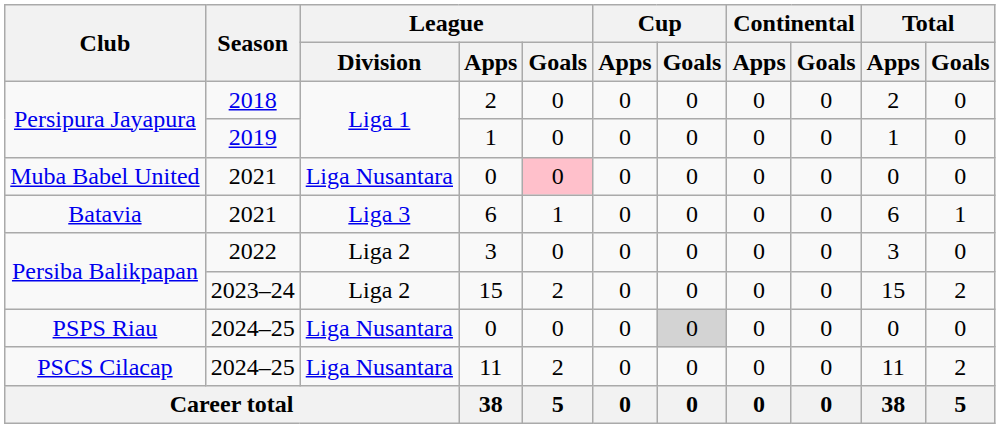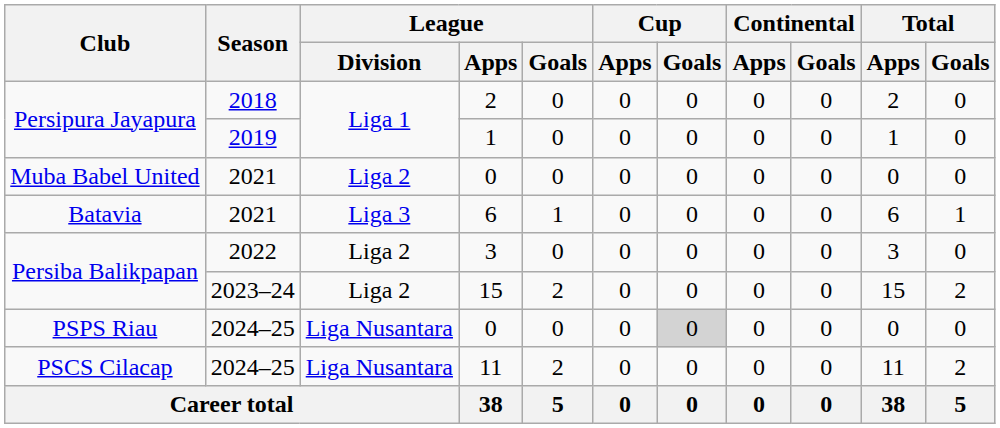(379, 175) Liga Nusantara -> (379, 175) Liga 2
(558, 175) pink background -> (558, 175) no background
